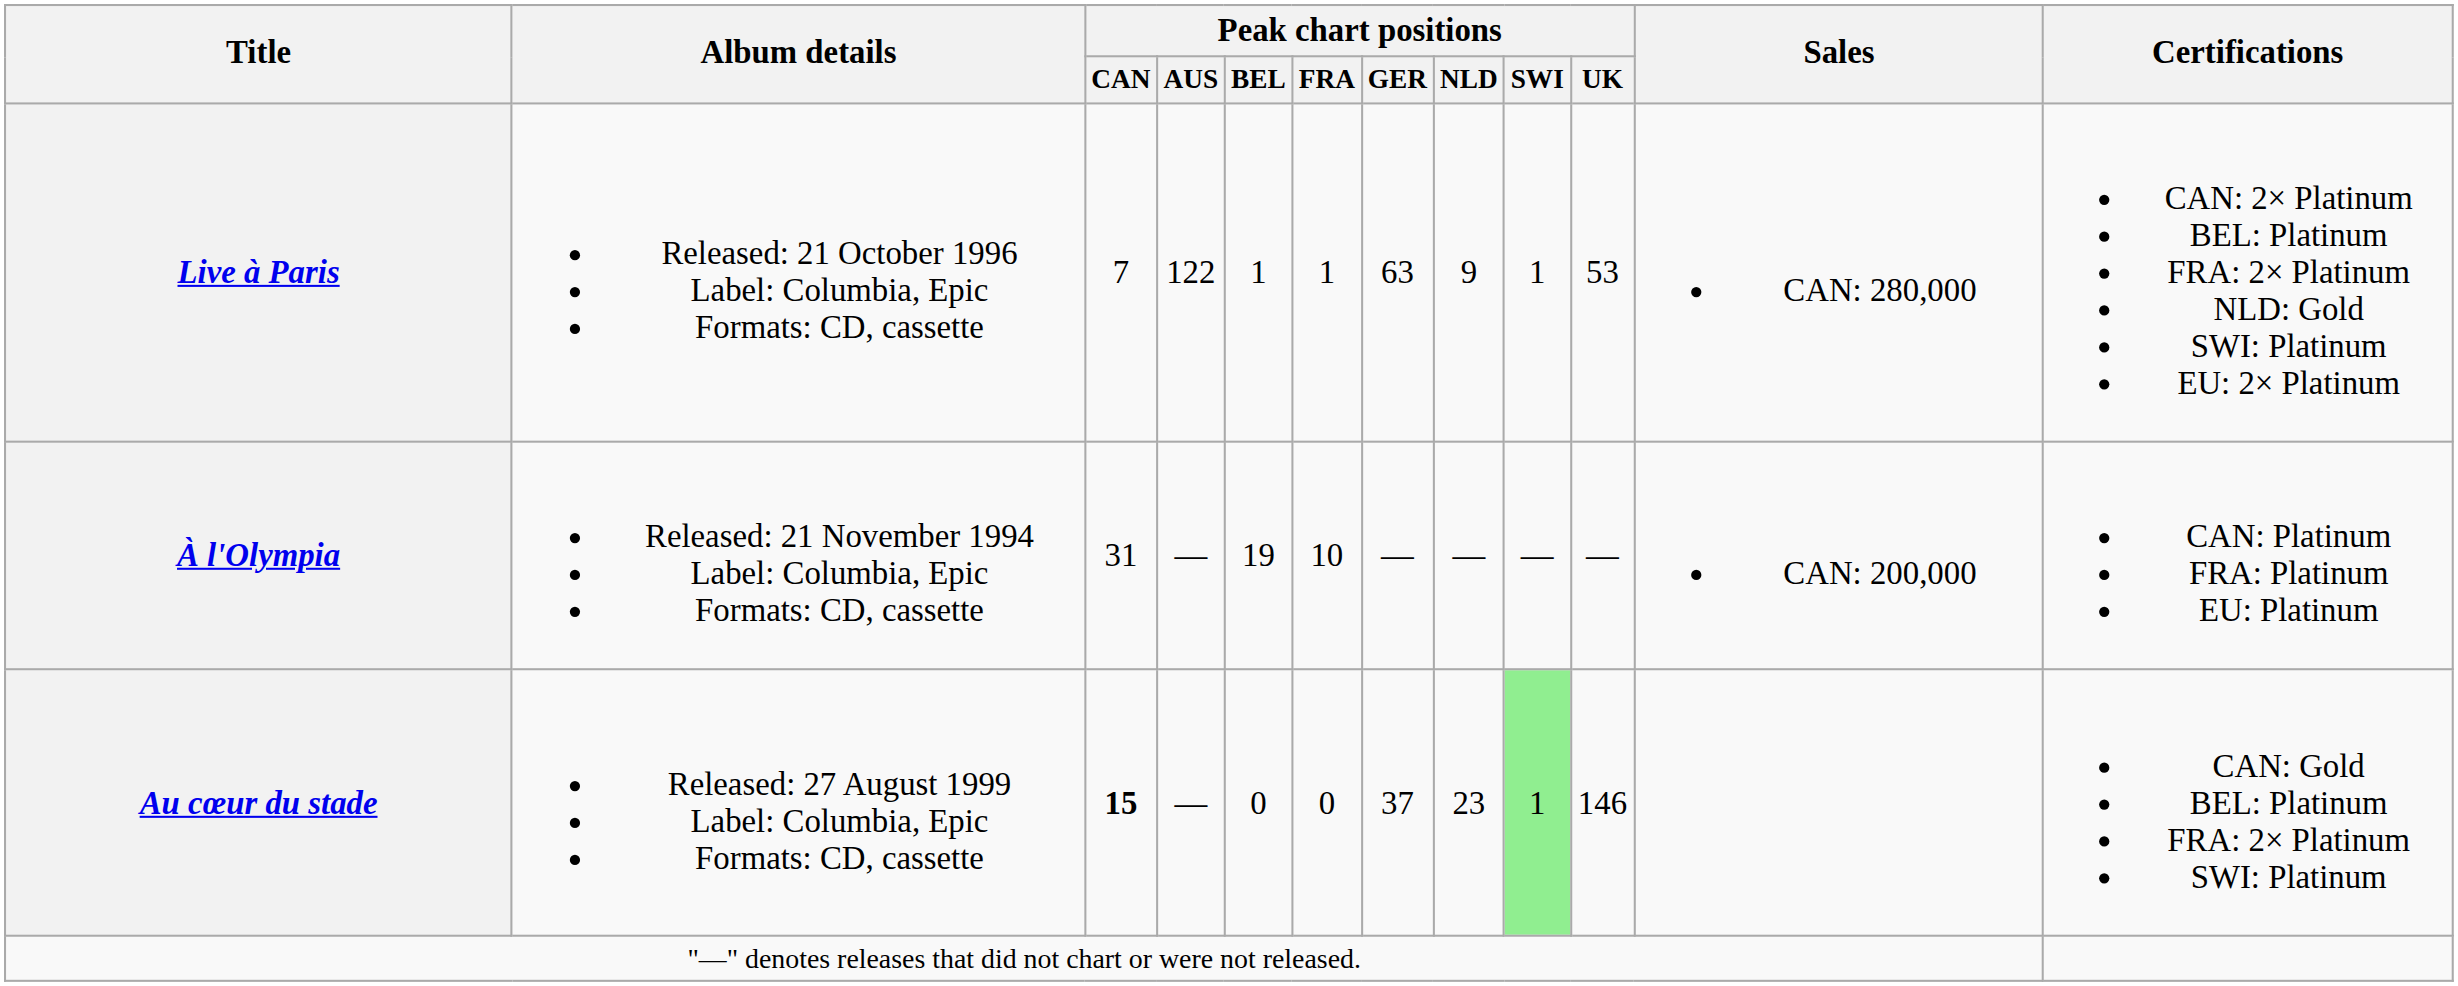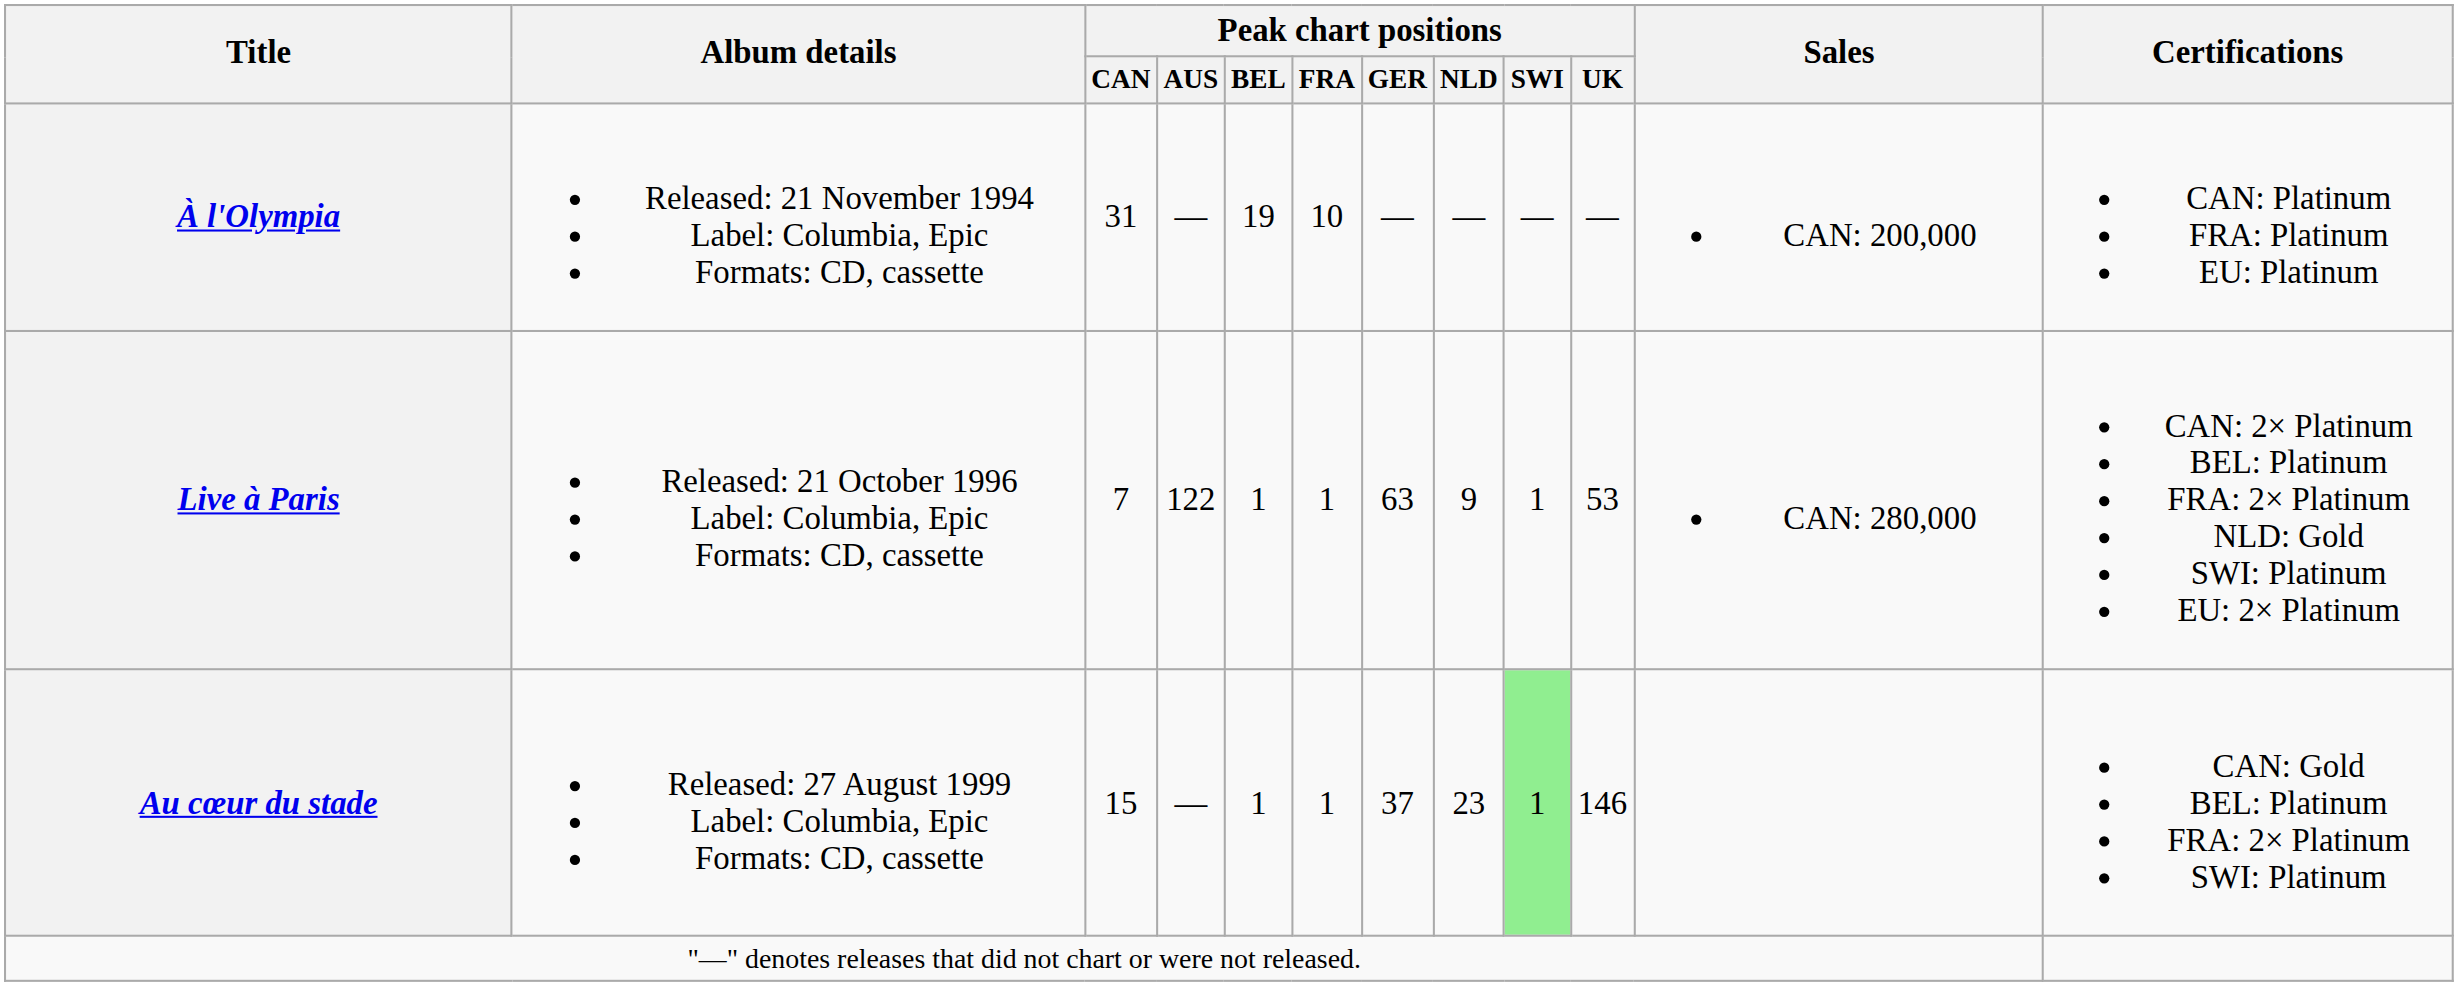rows swapped: (259, 555) <-> (259, 271)
(1121, 802) bold -> (1121, 802) normal
(1258, 802) 0 -> (1258, 802) 1
(1327, 802) 0 -> (1327, 802) 1
